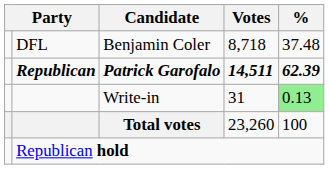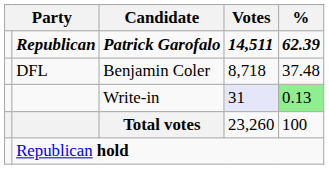rows swapped: (162, 71) <-> (157, 44)
(236, 97) no background -> (236, 97) lavender background
